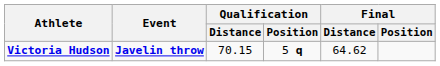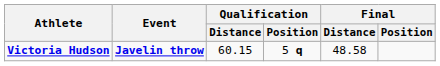(235, 51) 70.15 -> (235, 51) 60.15
(350, 51) 64.62 -> (350, 51) 48.58
